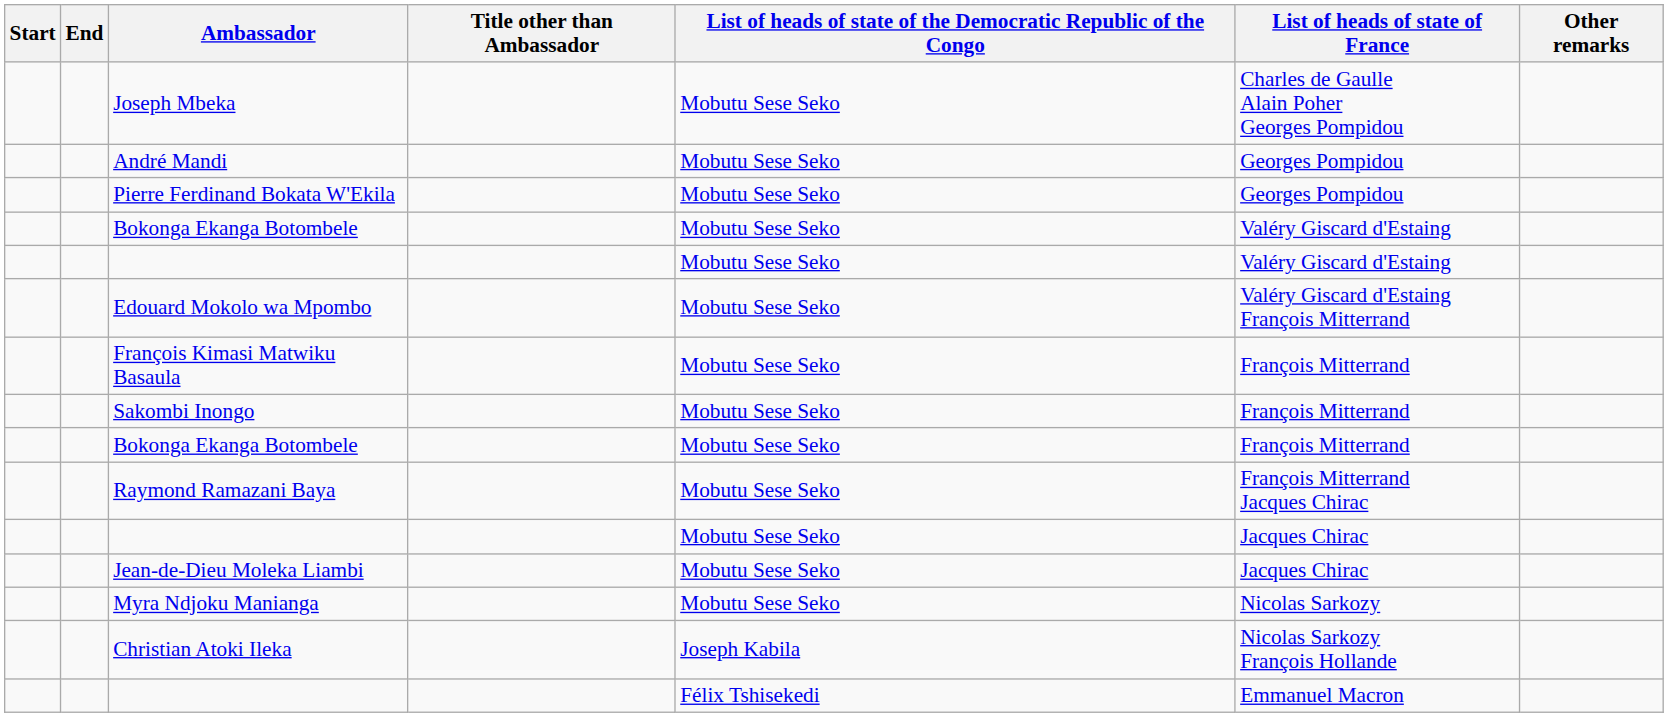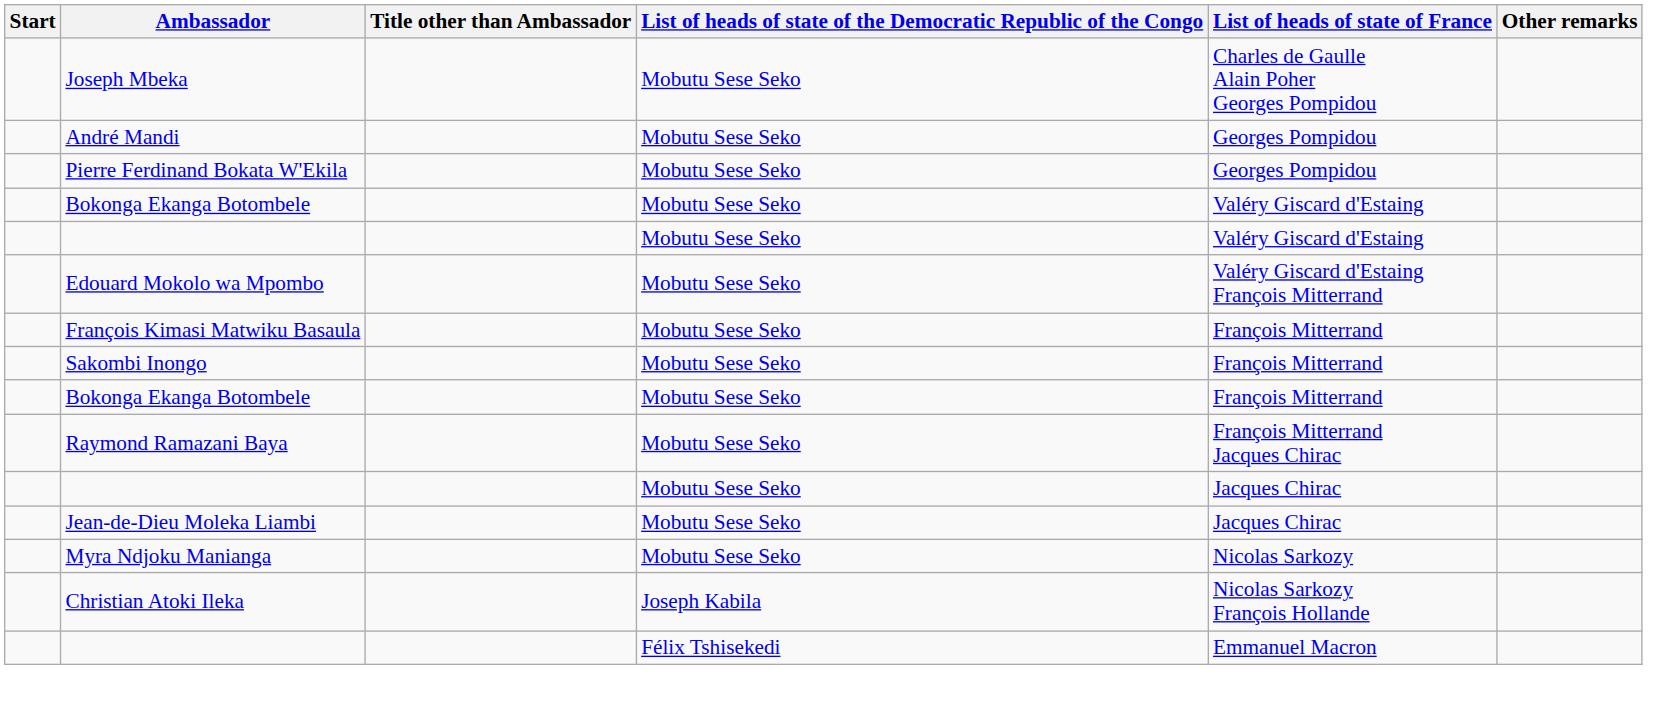- column: (84, 33)
